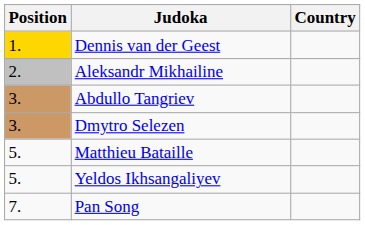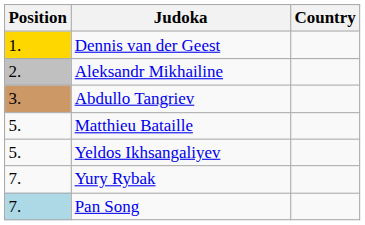- row: (130, 125)
+ row: (115, 179)
(15, 206) no background -> (15, 206) lightblue background
